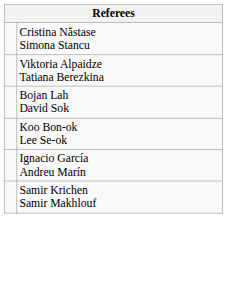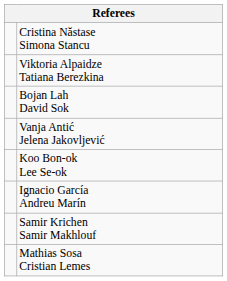+ row: (62, 133)
+ row: (55, 260)
